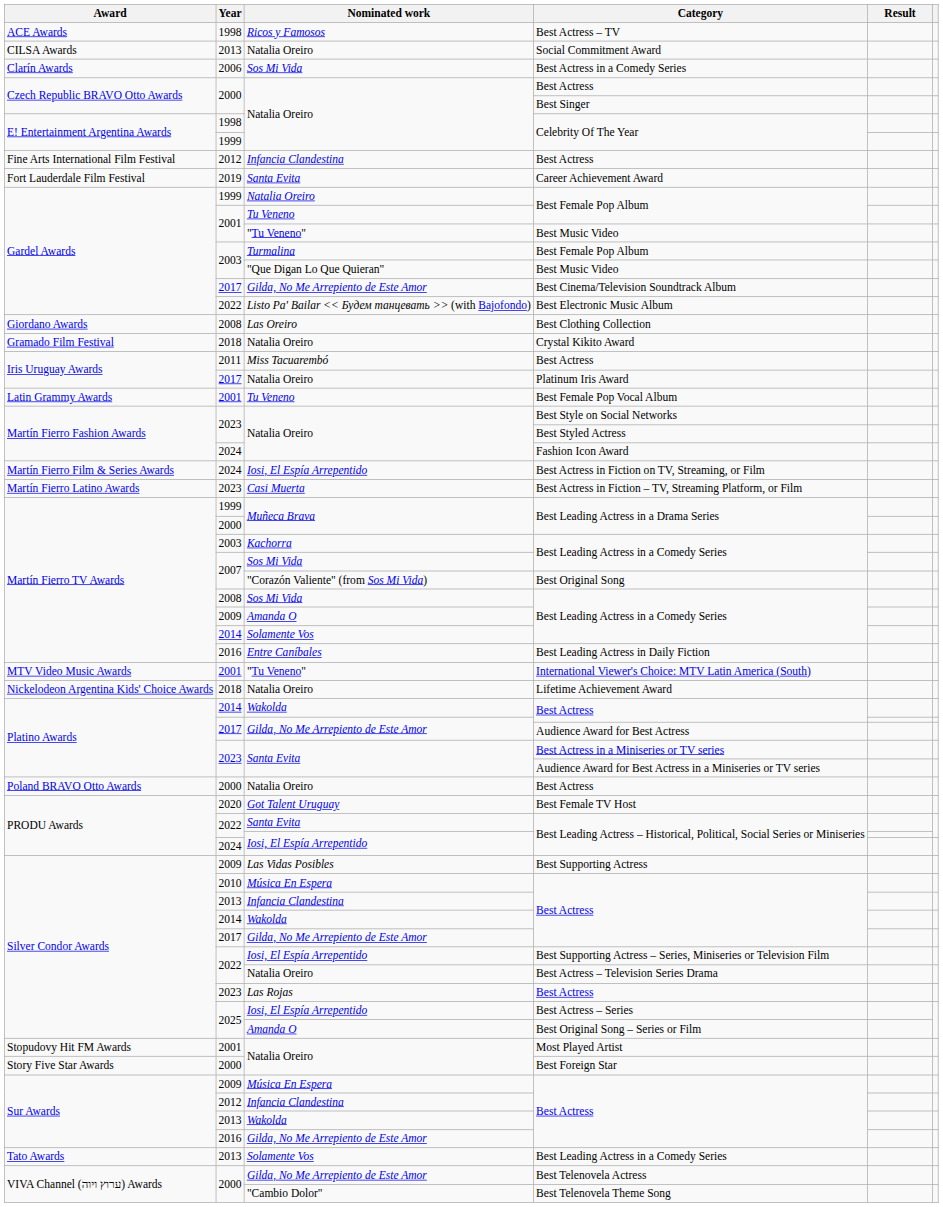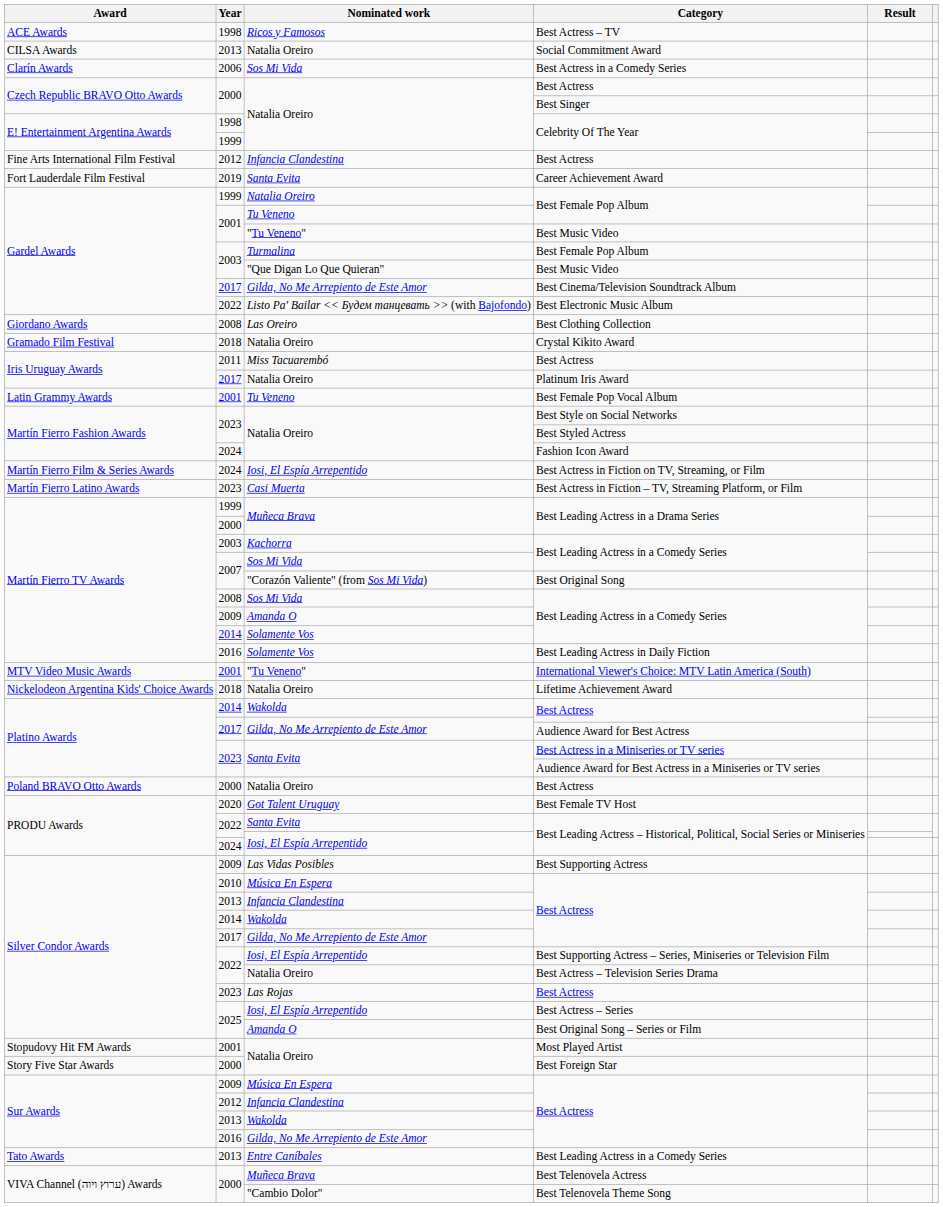(284, 653) Entre Caníbales -> (280, 653) Solamente Vos
(280, 1156) Solamente Vos -> (284, 1156) Entre Caníbales
(337, 1175) Gilda, No Me Arrepiento de Este Amor -> (281, 1175) Muñeca Brava
